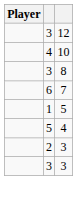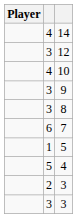+ row: (49, 33)
+ row: (49, 90)
